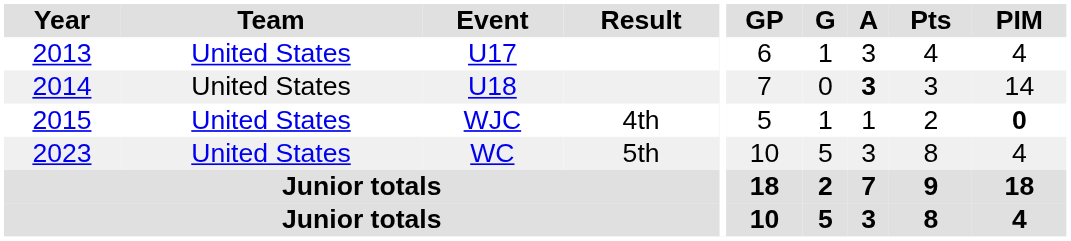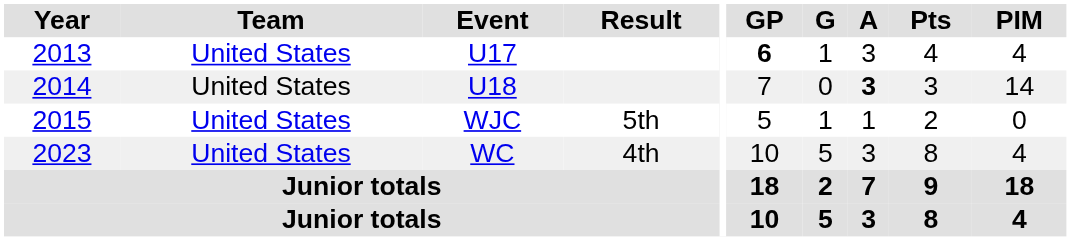(764, 53) normal -> (764, 53) bold
(641, 119) 4th -> (641, 119) 5th
(1019, 119) bold -> (1019, 119) normal
(641, 153) 5th -> (641, 153) 4th
